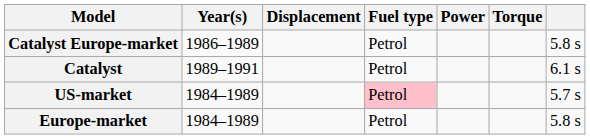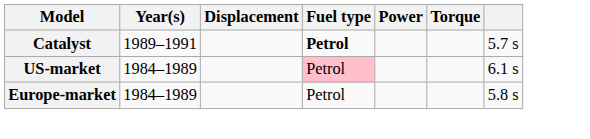- row: (93, 43)
(388, 69) normal -> (327, 43) bold
(565, 69) 6.1 s -> (503, 43) 5.7 s
(565, 95) 5.7 s -> (503, 69) 6.1 s
